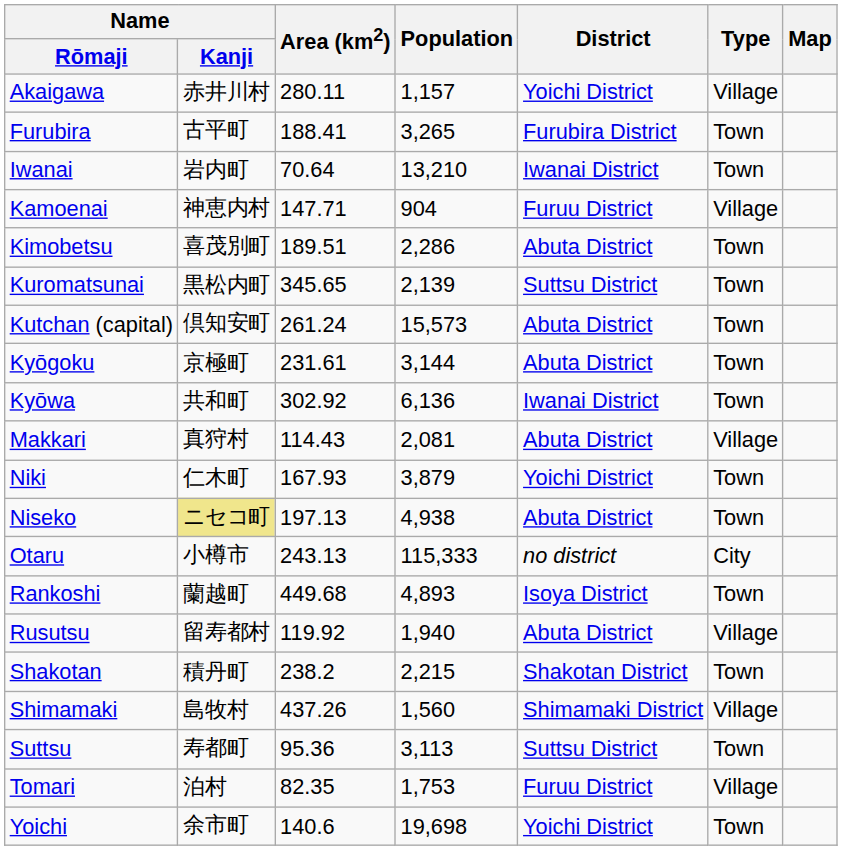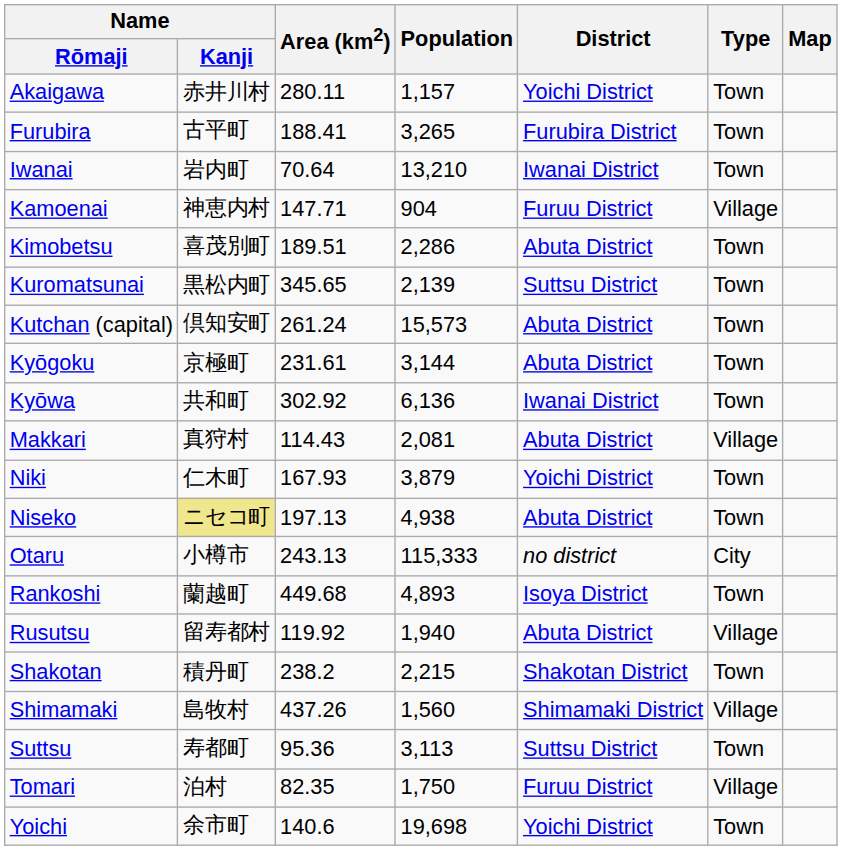(746, 92) Village -> (739, 92) Town
(428, 787) 1,753 -> (428, 787) 1,750
